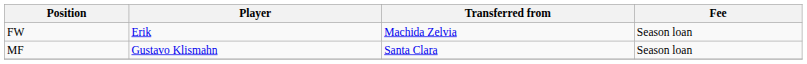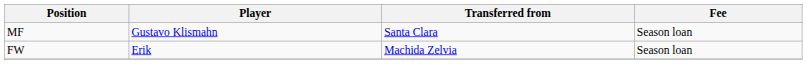rows swapped: (15, 50) <-> (16, 31)
